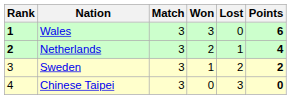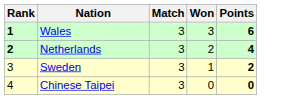- column: (231, 13)
